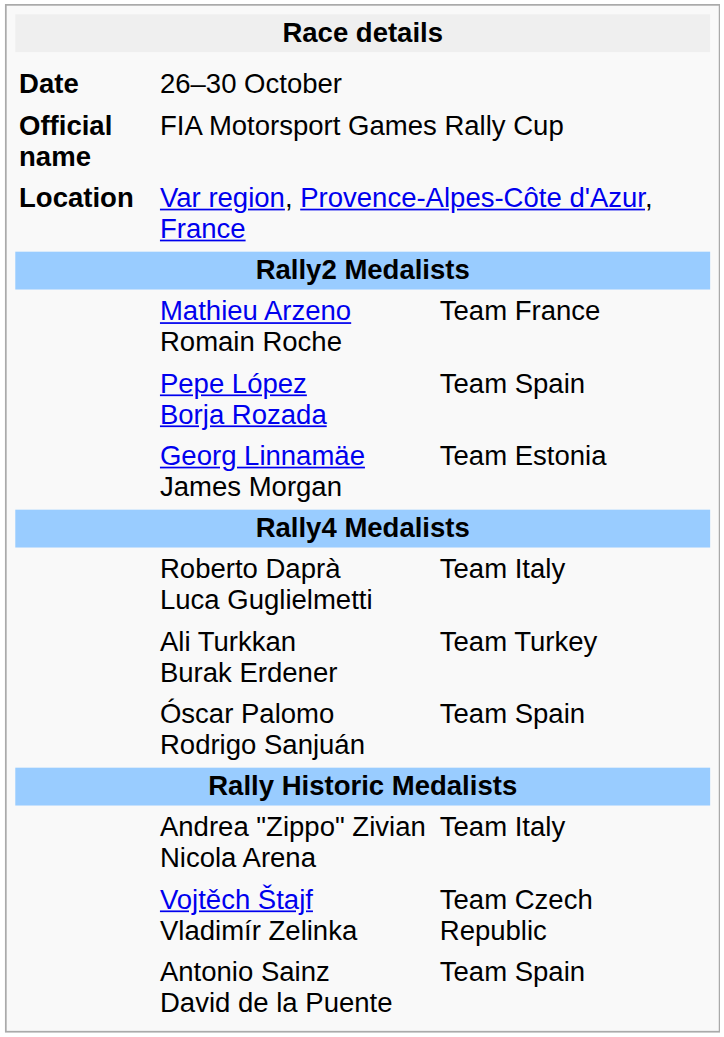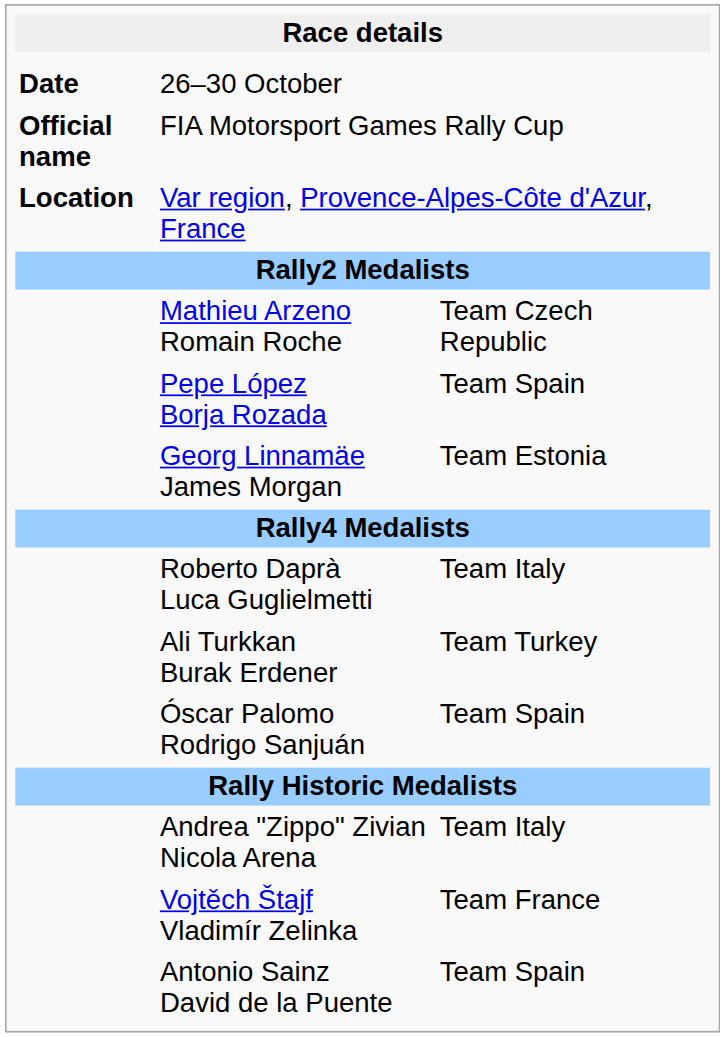(520, 311) Team France -> (516, 327) Team Czech Republic
(516, 915) Team Czech Republic -> (520, 900) Team France
